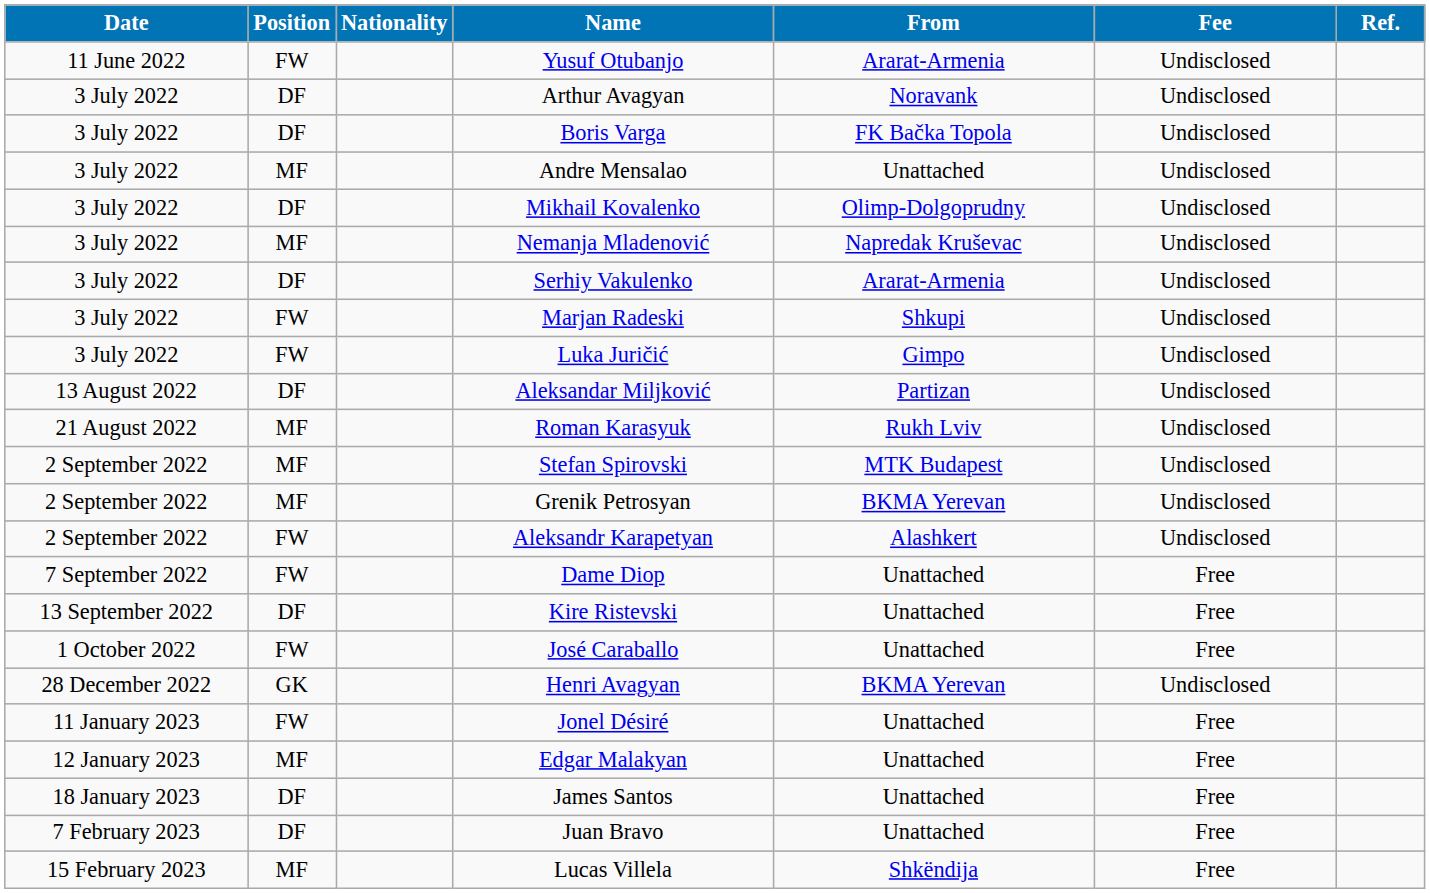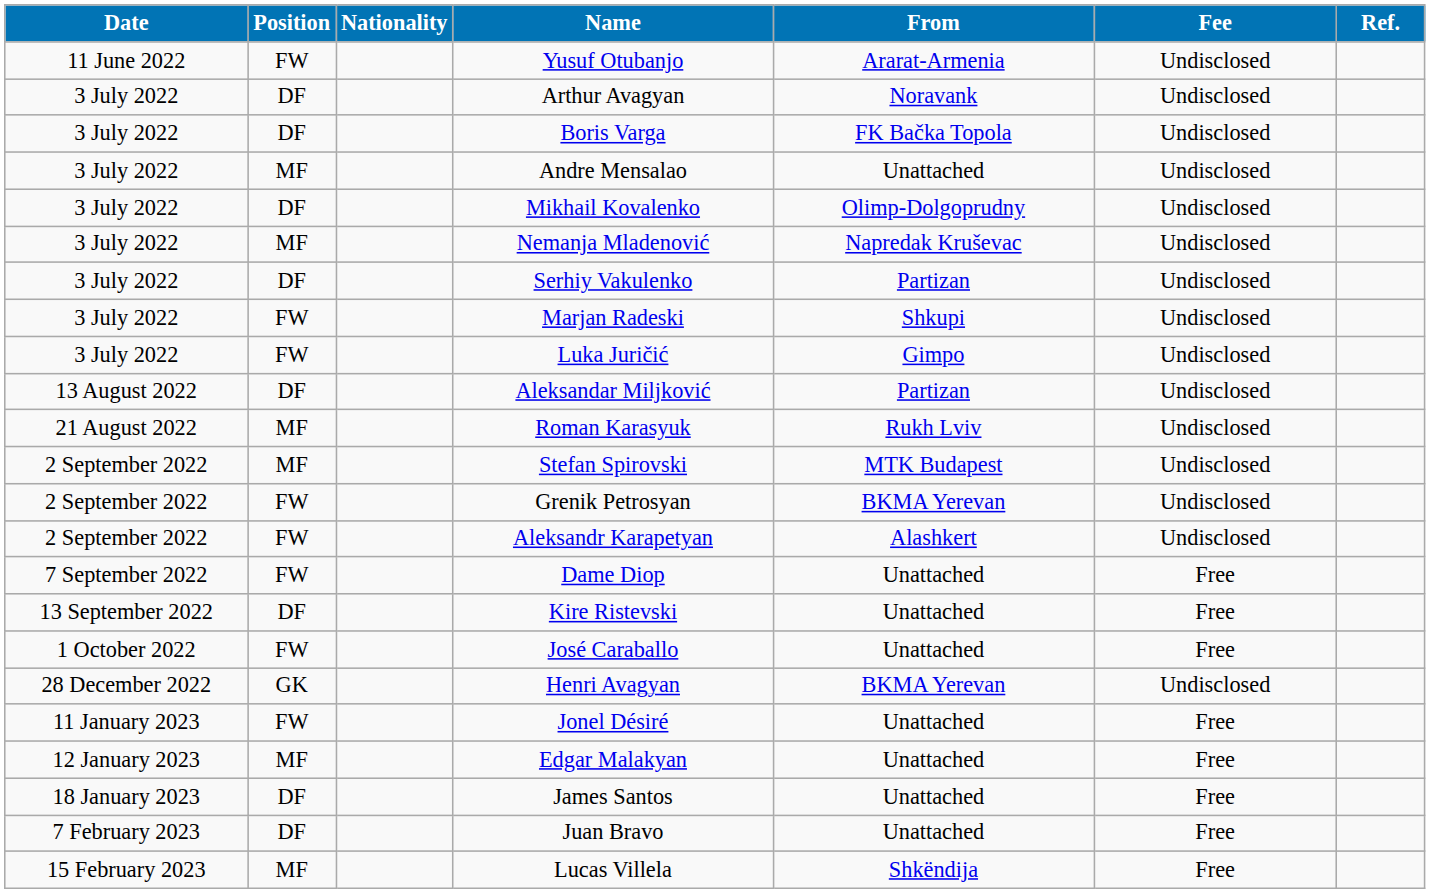(933, 280) Ararat-Armenia -> (933, 280) Partizan
(292, 501) MF -> (292, 501) FW
